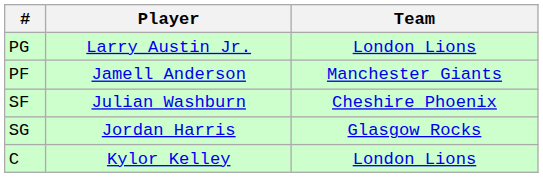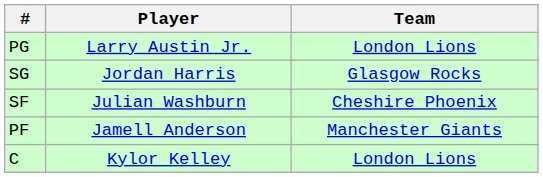rows swapped: (19, 131) <-> (19, 75)
